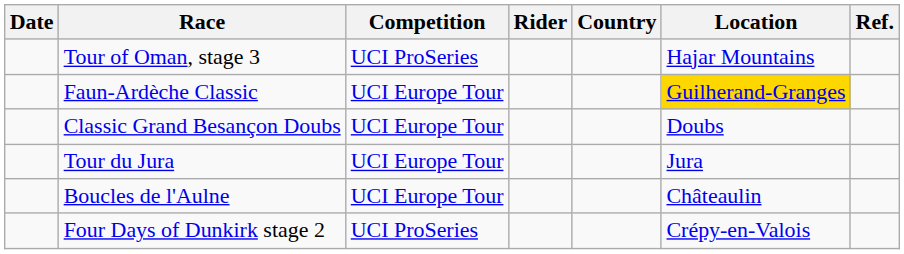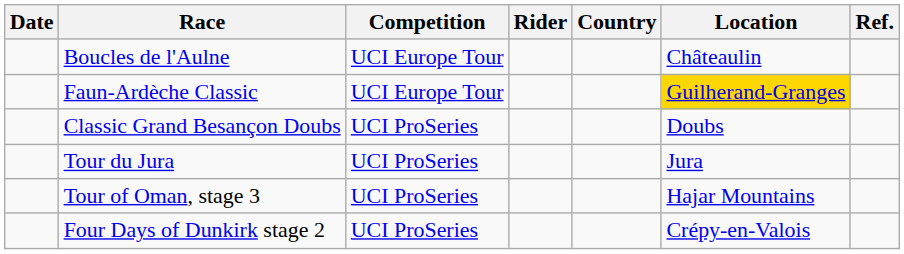rows swapped: (162, 56) <-> (147, 195)
(427, 126) UCI Europe Tour -> (414, 126) UCI ProSeries
(427, 160) UCI Europe Tour -> (414, 160) UCI ProSeries
